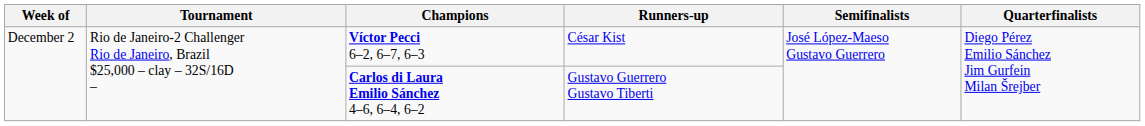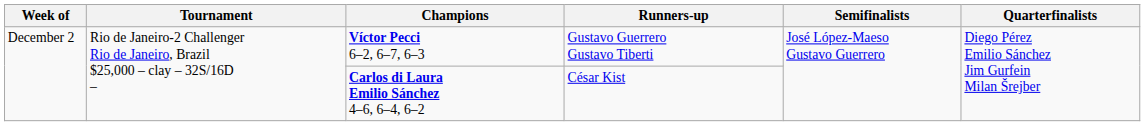(596, 38) César Kist -> (617, 46) Gustavo Guerrero Gustavo Tiberti
(617, 84) Gustavo Guerrero Gustavo Tiberti -> (596, 76) César Kist
